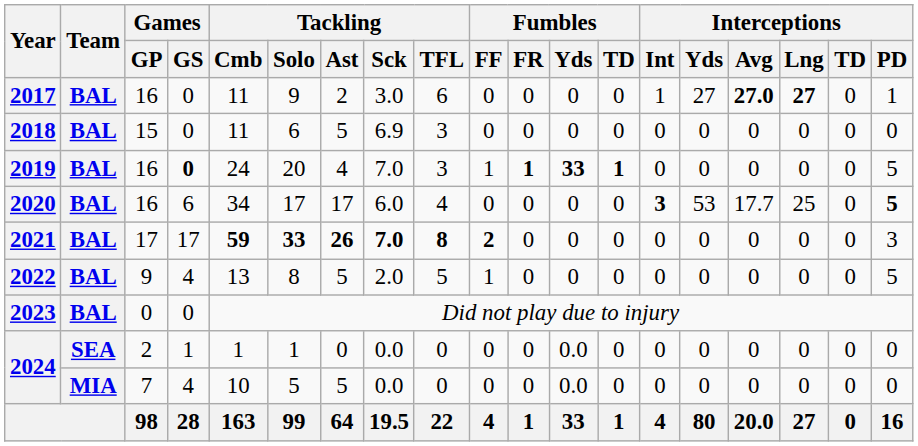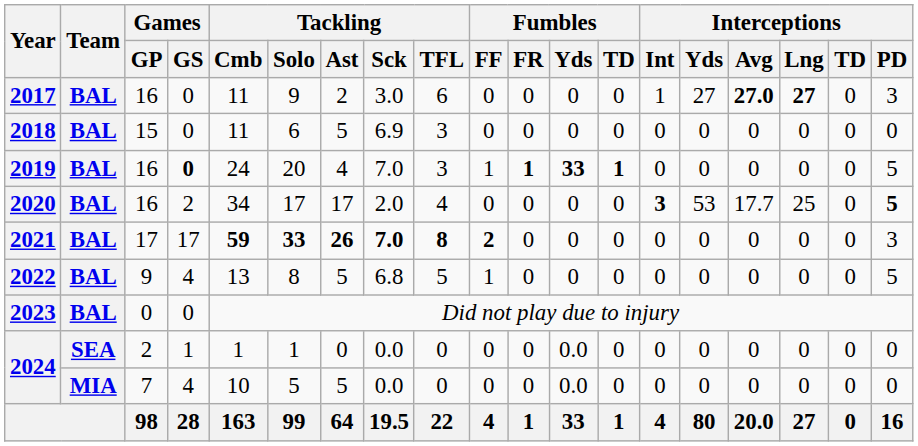(892, 95) 1 -> (892, 95) 3
(188, 204) 6 -> (188, 204) 2
(389, 204) 6.0 -> (389, 204) 2.0
(389, 276) 2.0 -> (389, 276) 6.8
